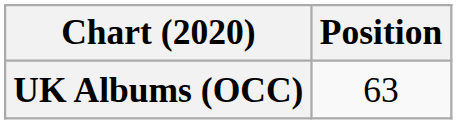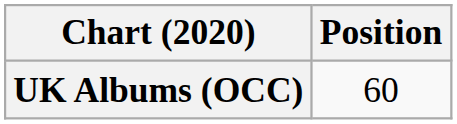(381, 88) 63 -> (381, 88) 60
